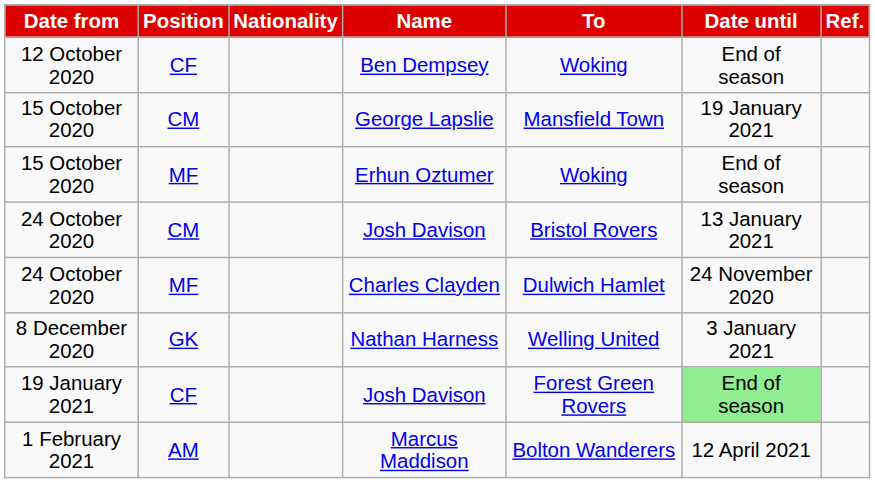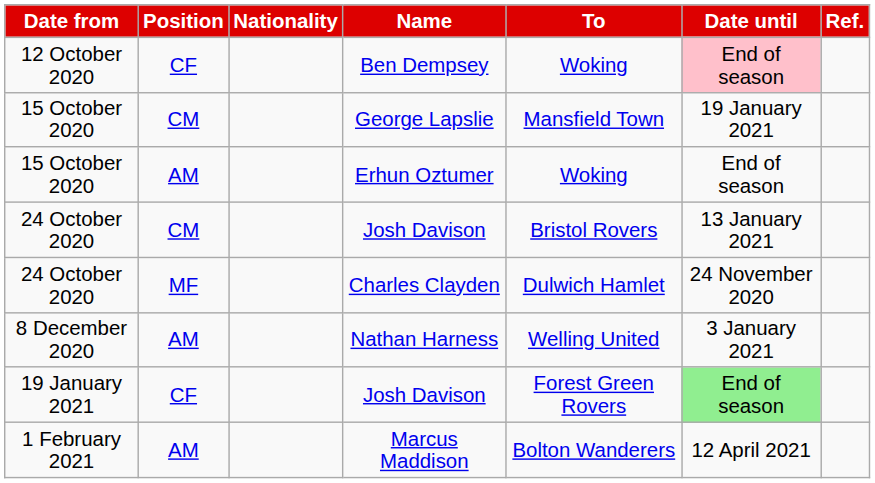(751, 65) no background -> (751, 65) pink background
(183, 175) MF -> (183, 175) AM
(183, 340) GK -> (183, 340) AM
